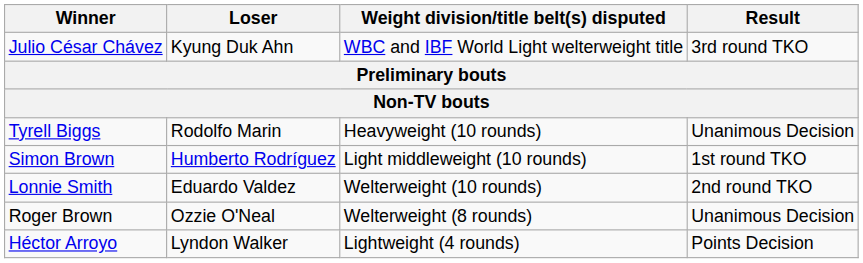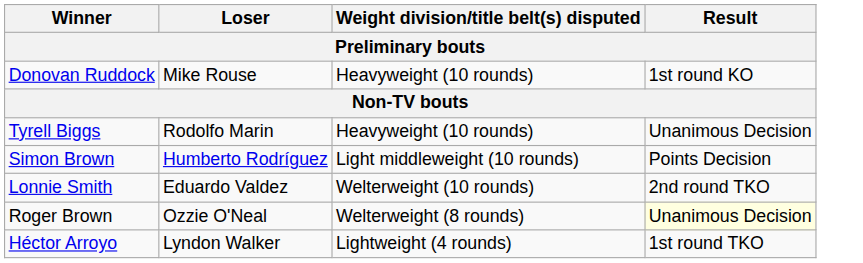- row: (86, 46)
+ row: (82, 74)
(749, 159) 1st round TKO -> (710, 159) Points Decision
(773, 215) no background -> (730, 215) lightyellow background
(752, 243) Points Decision -> (706, 243) 1st round TKO
